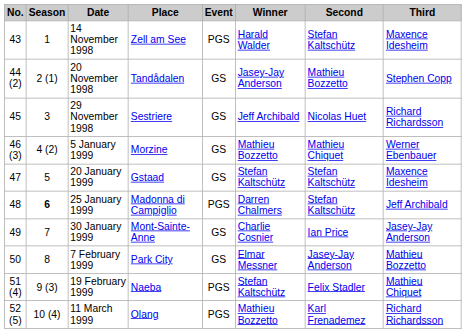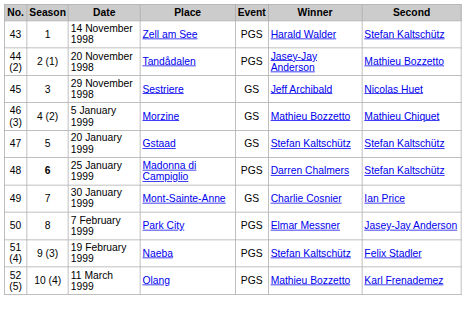- column: (422, 12)
(219, 78) GS -> (252, 61) PGS
(219, 259) GS -> (252, 226) PGS
